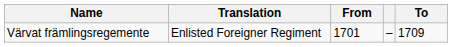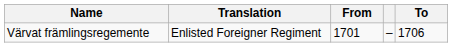(411, 32) 1709 -> (411, 32) 1706
